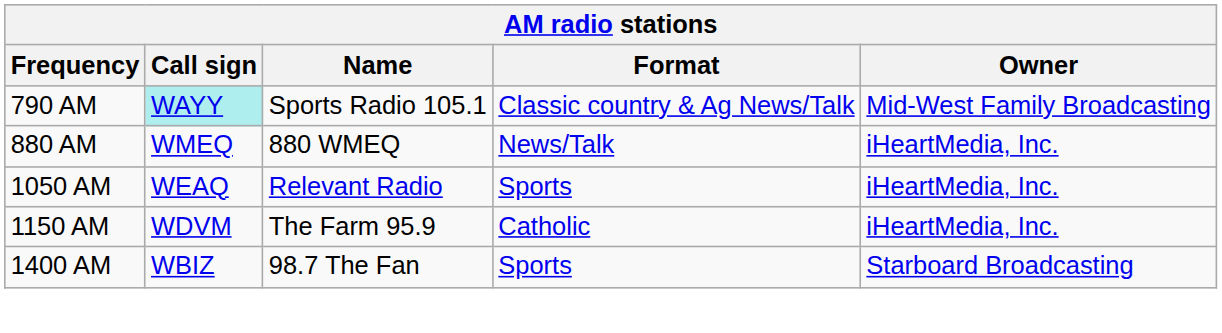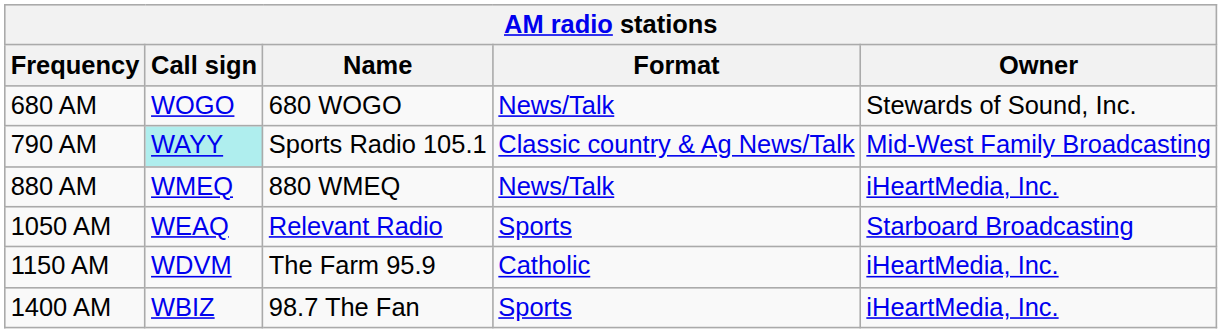+ row: (54, 105)
(962, 186) iHeartMedia, Inc. -> (1000, 226) Starboard Broadcasting
(1000, 266) Starboard Broadcasting -> (962, 307) iHeartMedia, Inc.
